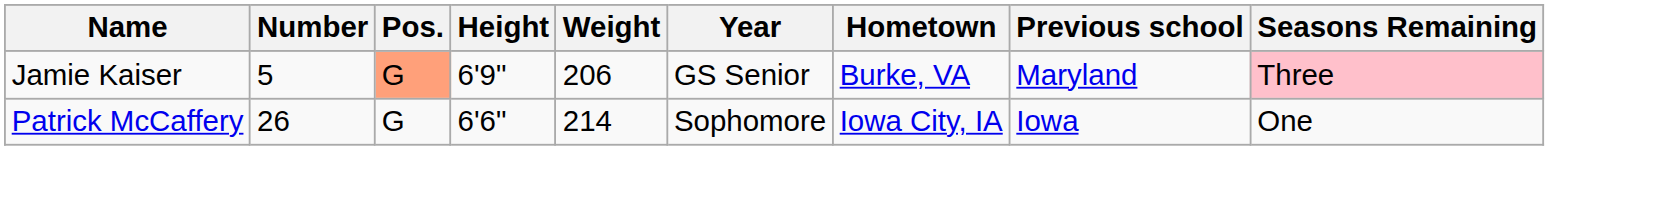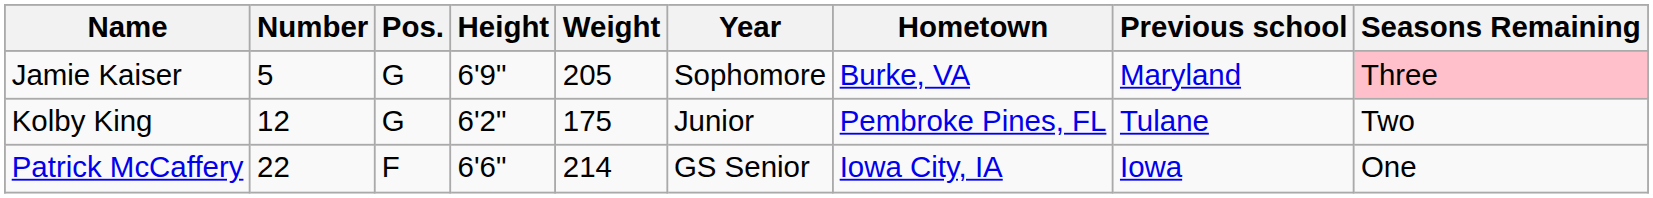(393, 74) lightsalmon background -> (393, 74) no background
(587, 74) 206 -> (587, 74) 205
(742, 74) GS Senior -> (750, 74) Sophomore
+ row: (82, 121)
(273, 121) 26 -> (273, 167) 22
(393, 121) G -> (391, 167) F
(750, 121) Sophomore -> (742, 167) GS Senior
